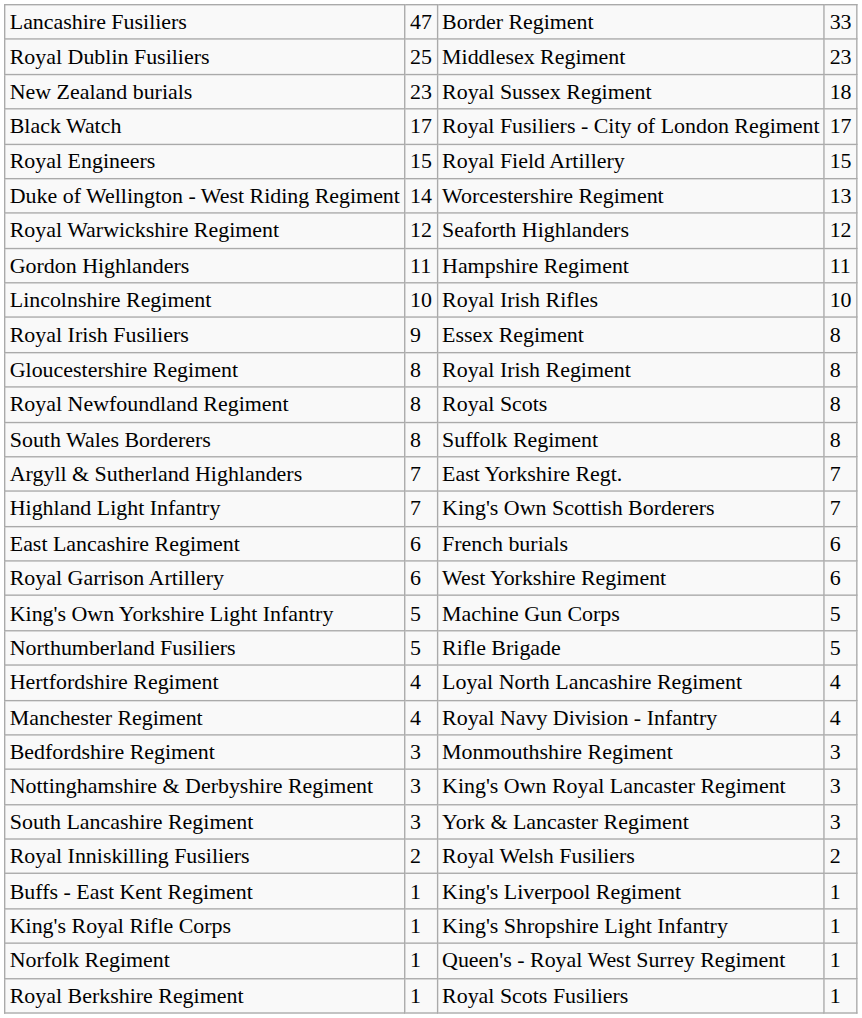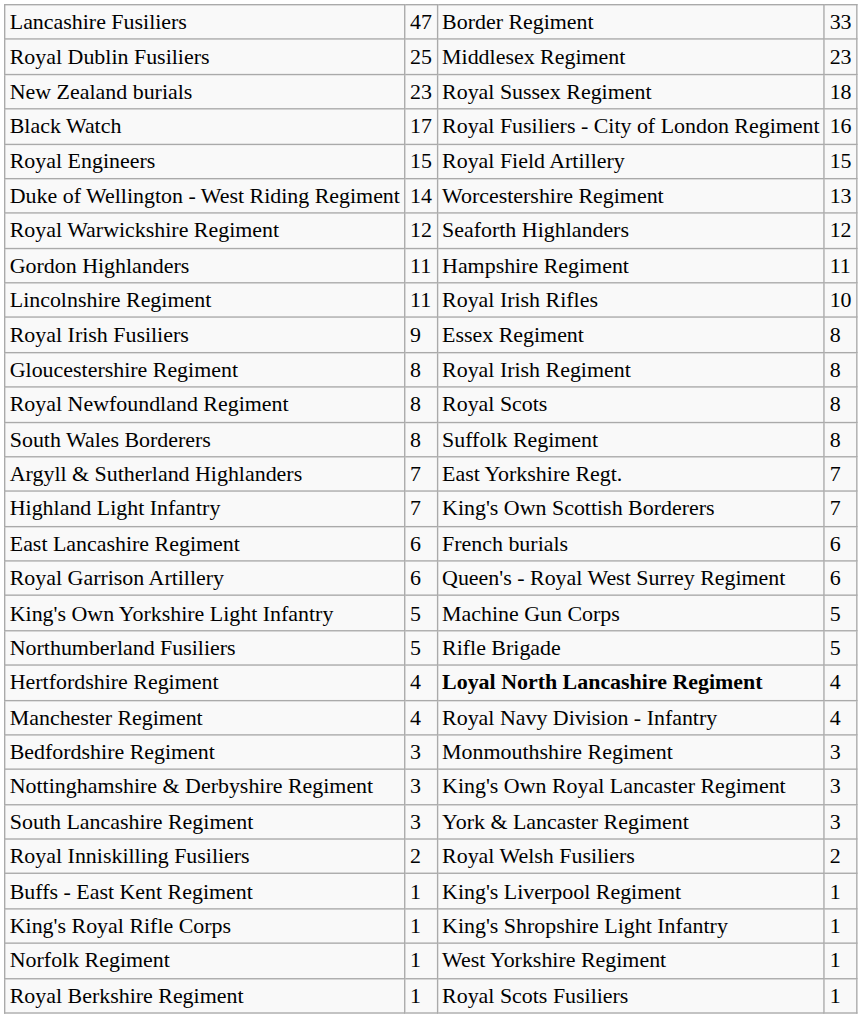(841, 126) 17 -> (841, 126) 16
(421, 299) 10 -> (421, 299) 11
(554, 578) West Yorkshire Regiment -> (614, 578) Queen's - Royal West Surrey Regiment
(592, 682) normal -> (602, 682) bold
(614, 960) Queen's - Royal West Surrey Regiment -> (554, 960) West Yorkshire Regiment
